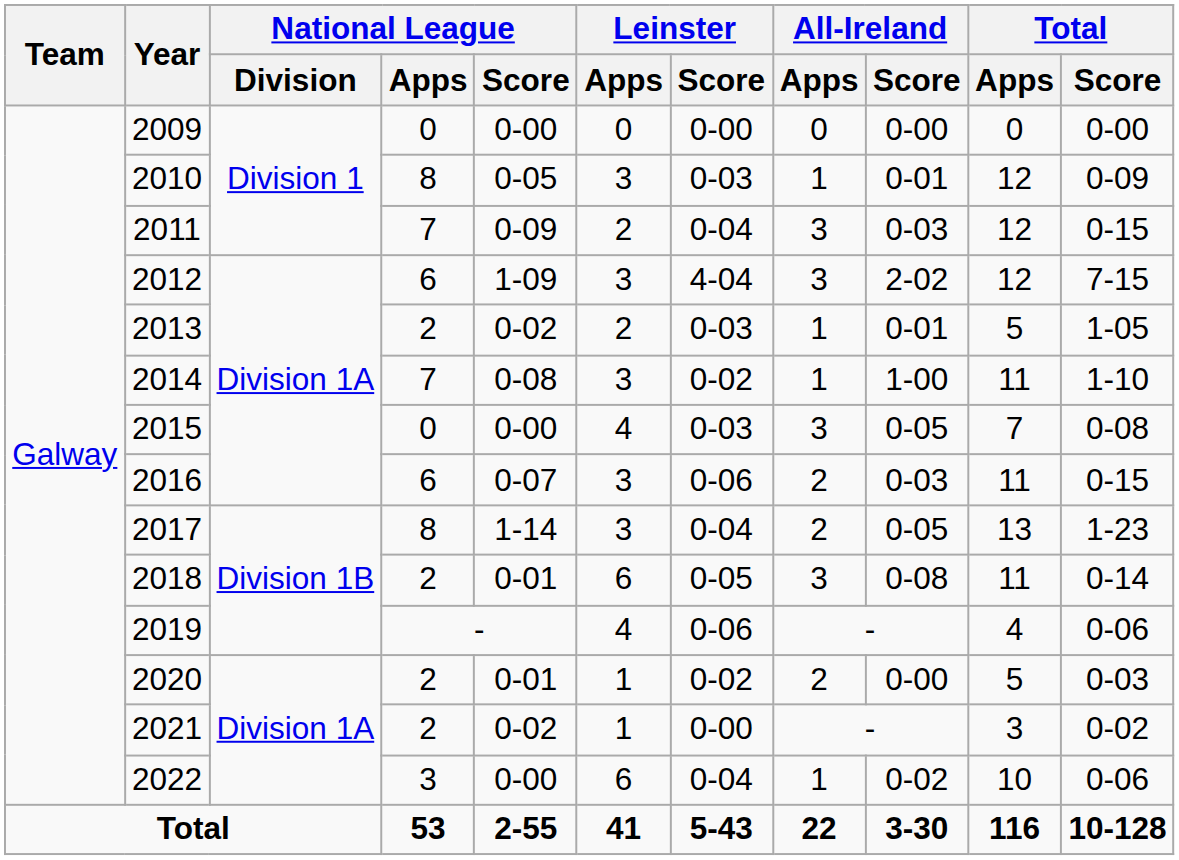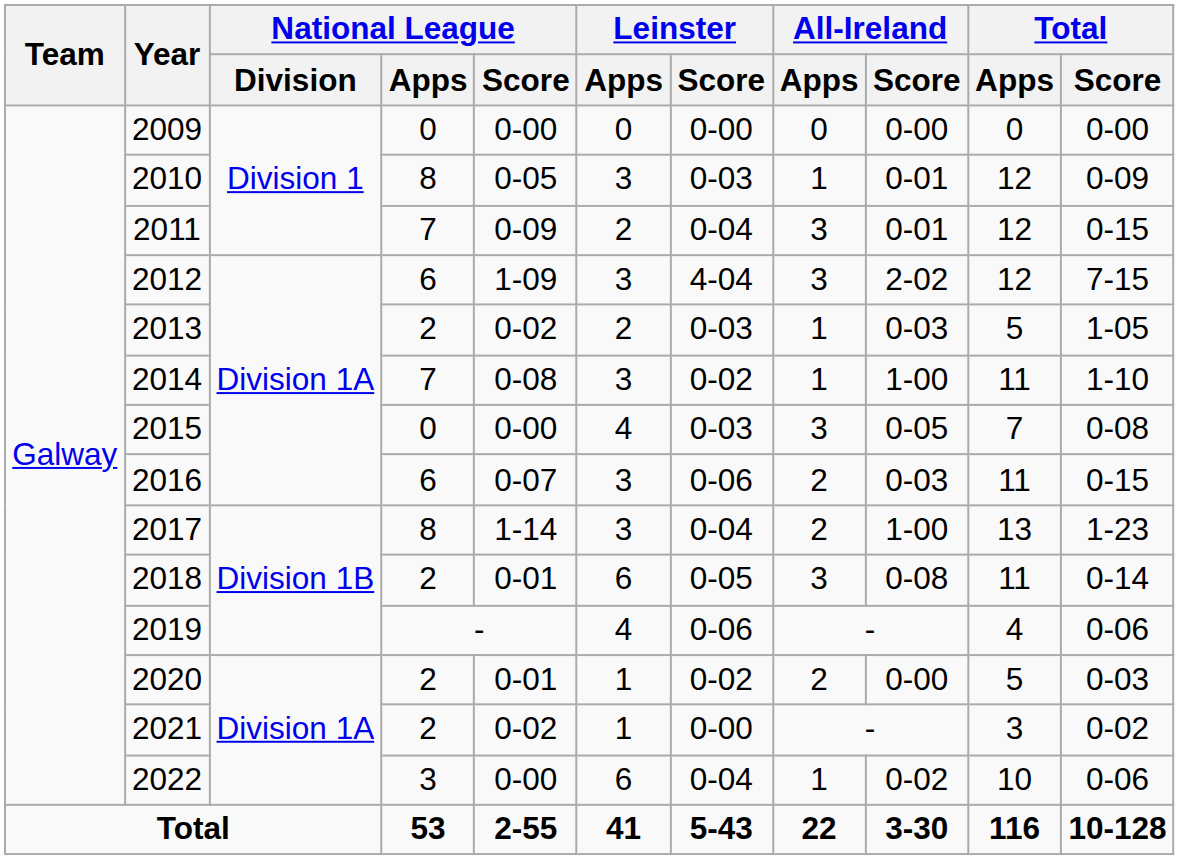(917, 229) 0-03 -> (917, 229) 0-01
(917, 329) 0-01 -> (917, 329) 0-03
(917, 529) 0-05 -> (917, 529) 1-00
